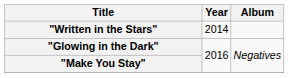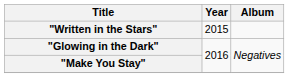(217, 30) 2014 -> (217, 30) 2015
